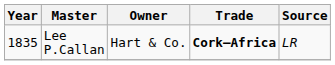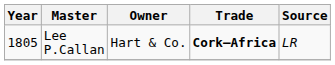(23, 43) 1835 -> (23, 43) 1805
